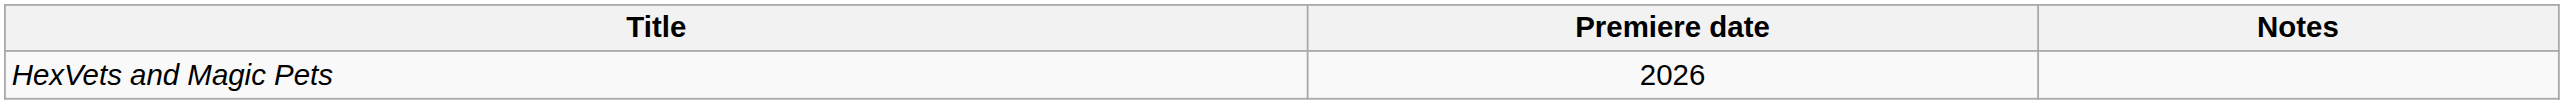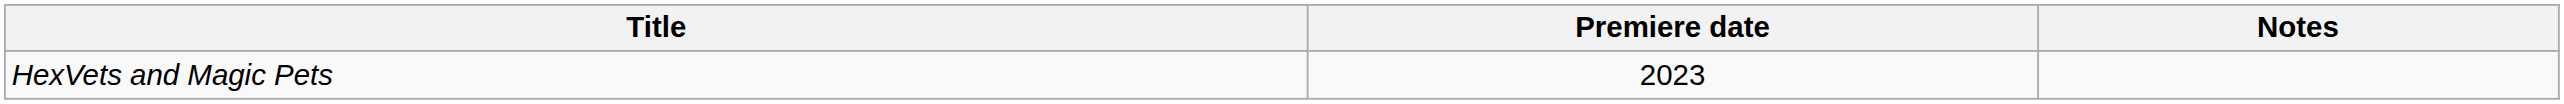(1673, 74) 2026 -> (1673, 74) 2023
